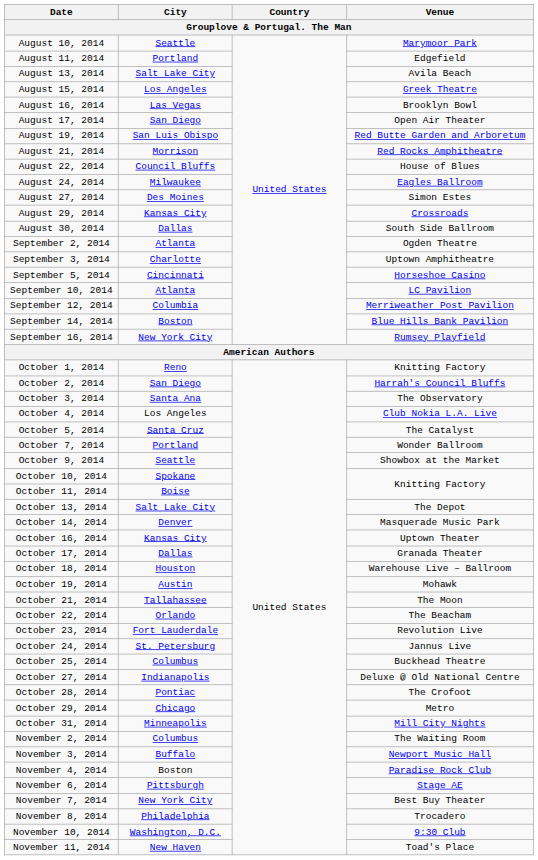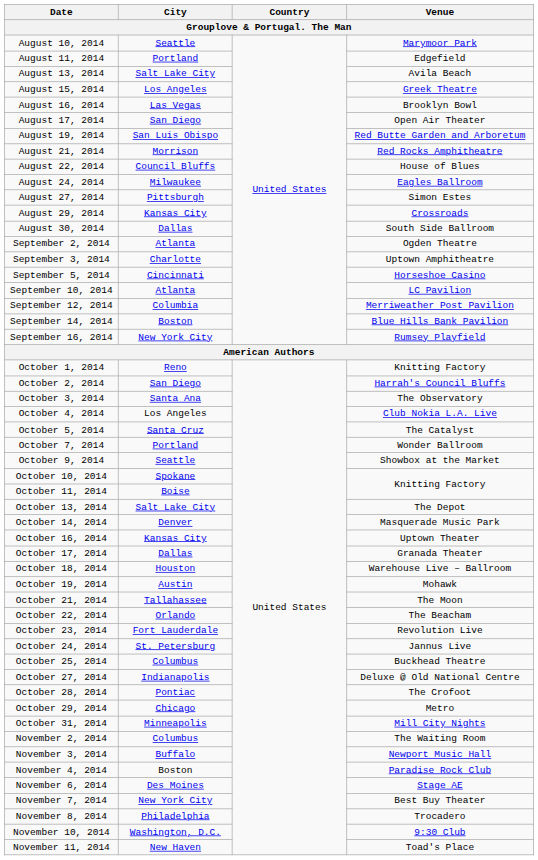(175, 198) Des Moines -> (175, 198) Pittsburgh
(175, 785) Pittsburgh -> (175, 785) Des Moines
